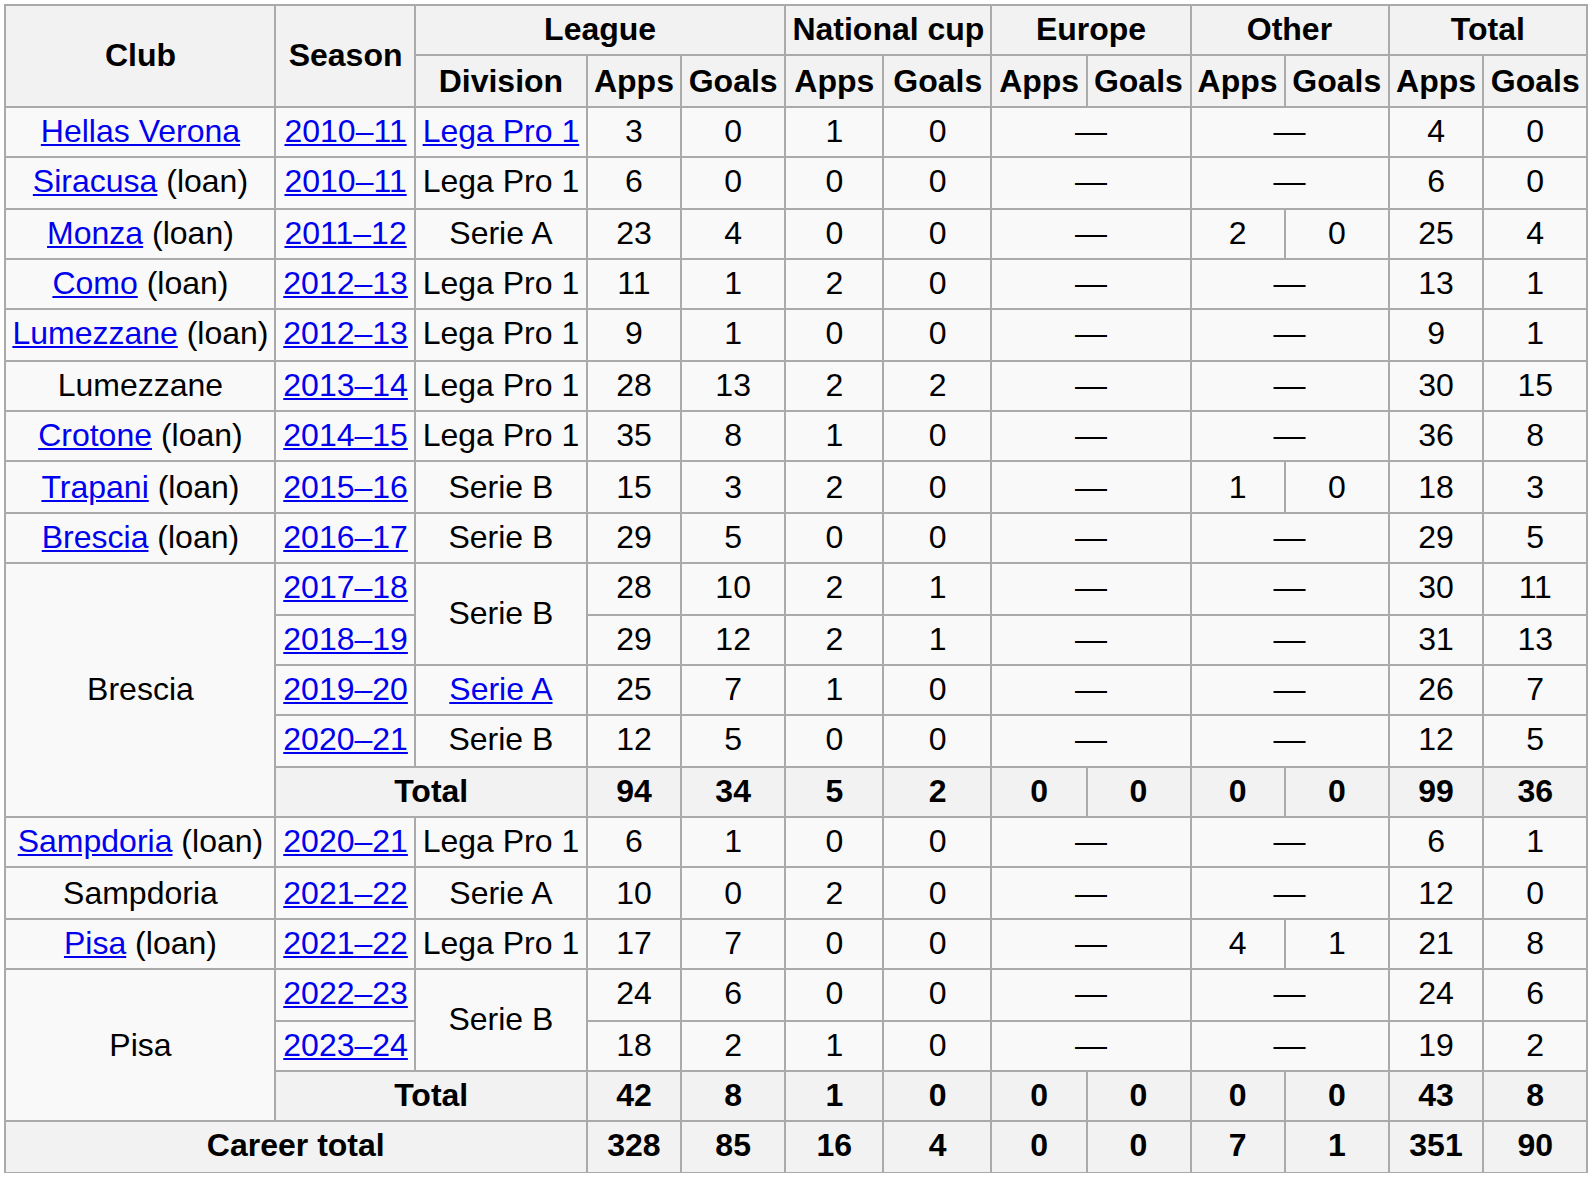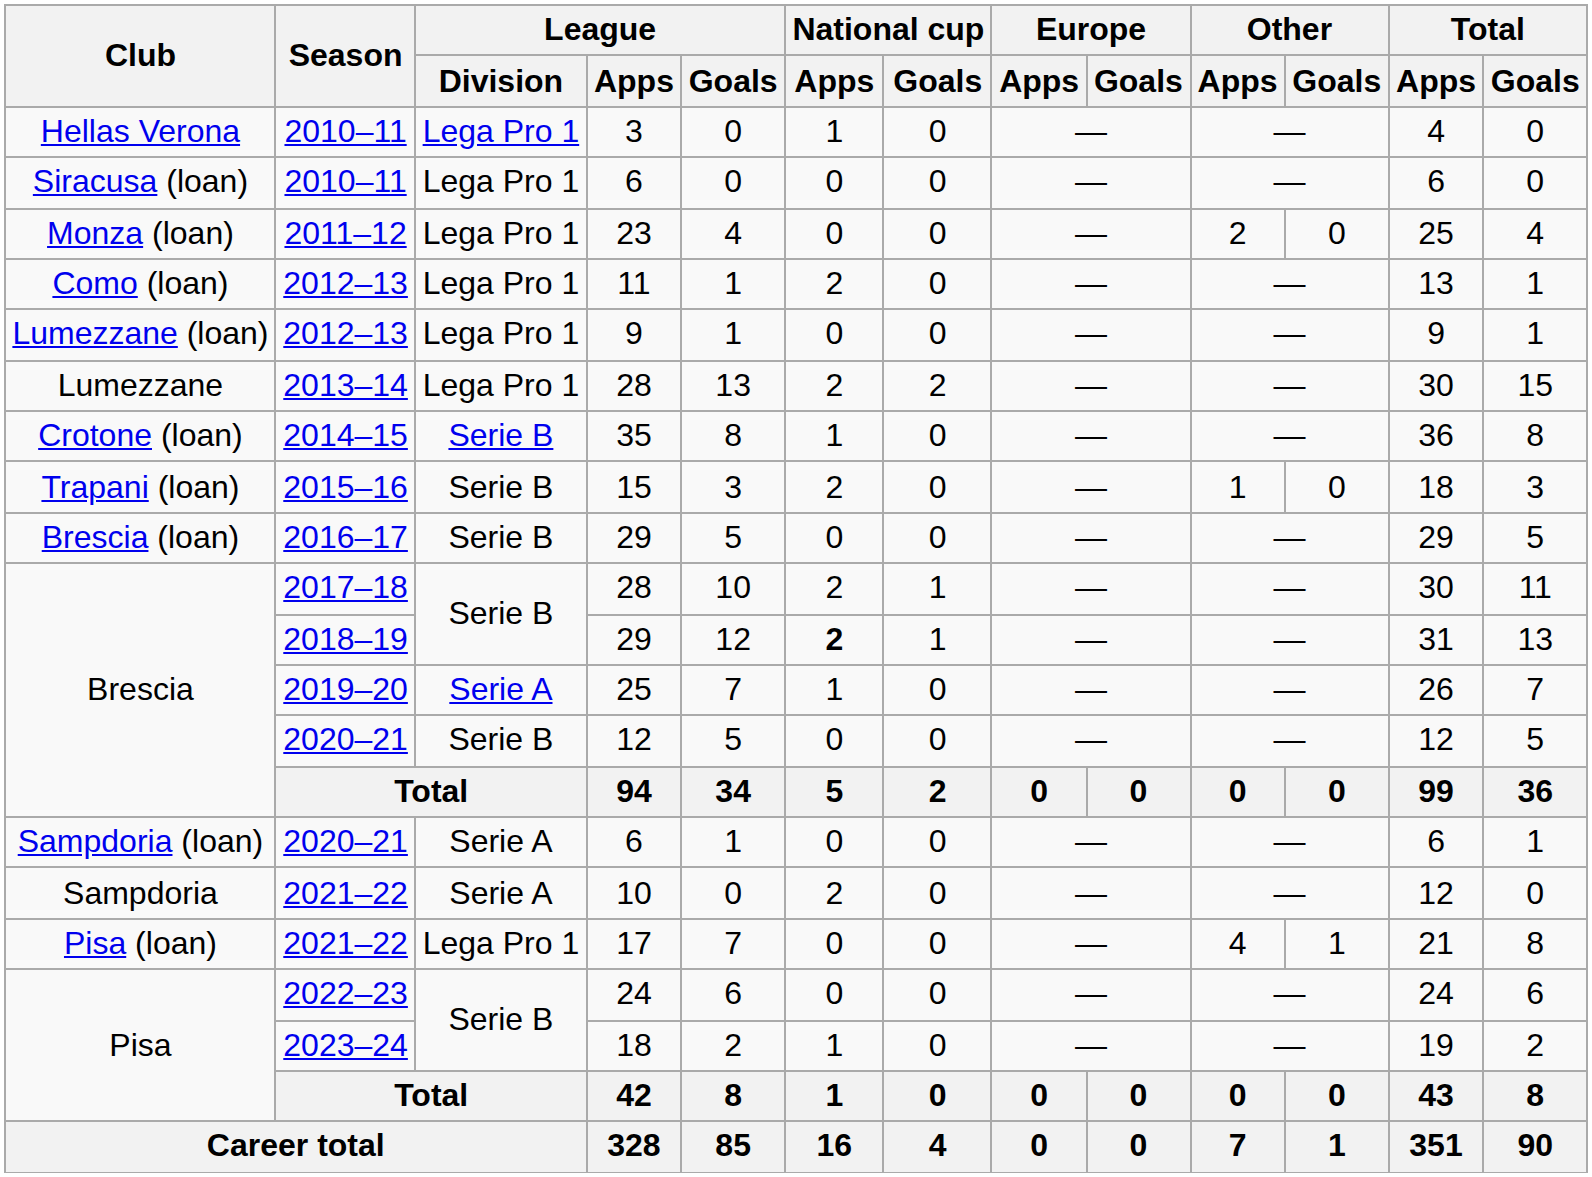(501, 232) Serie A -> (501, 232) Lega Pro 1
(501, 435) Lega Pro 1 -> (501, 435) Serie B
(834, 638) normal -> (834, 638) bold
(501, 841) Lega Pro 1 -> (501, 841) Serie A
